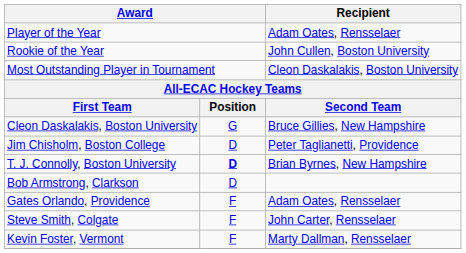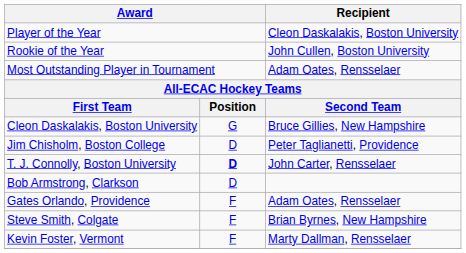(334, 32) Adam Oates, Rensselaer -> (363, 32) Cleon Daskalakis, Boston University
(363, 70) Cleon Daskalakis, Boston University -> (334, 70) Adam Oates, Rensselaer
(347, 164) Brian Byrnes, New Hampshire -> (332, 164) John Carter, Rensselaer
(332, 220) John Carter, Rensselaer -> (347, 220) Brian Byrnes, New Hampshire
